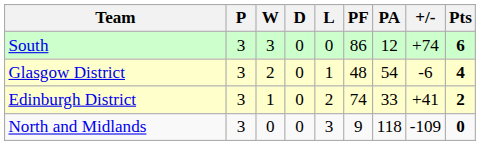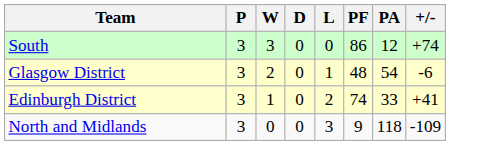- column: (460, 18)
